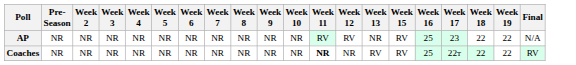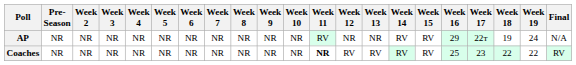+ column: (402, 17)
(349, 38) RV -> (349, 38) NR
(428, 38) 25 -> (454, 38) 29
(454, 38) 23 -> (481, 38) 22т
(481, 38) 22 -> (507, 38) 19
(507, 38) 22 -> (533, 38) 24
(349, 53) NR -> (349, 53) RV
(454, 53) 22т -> (481, 53) 23
